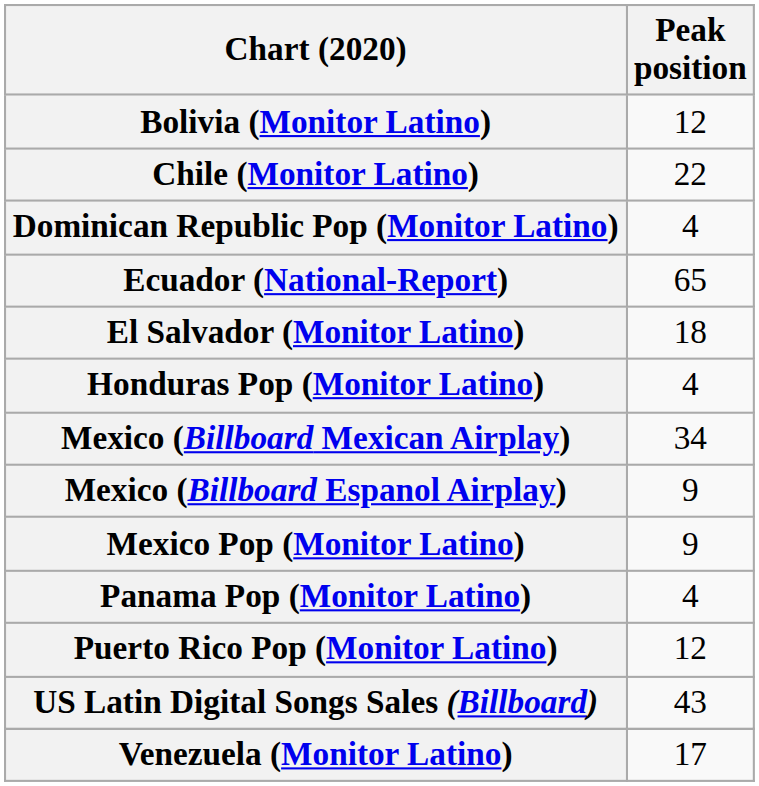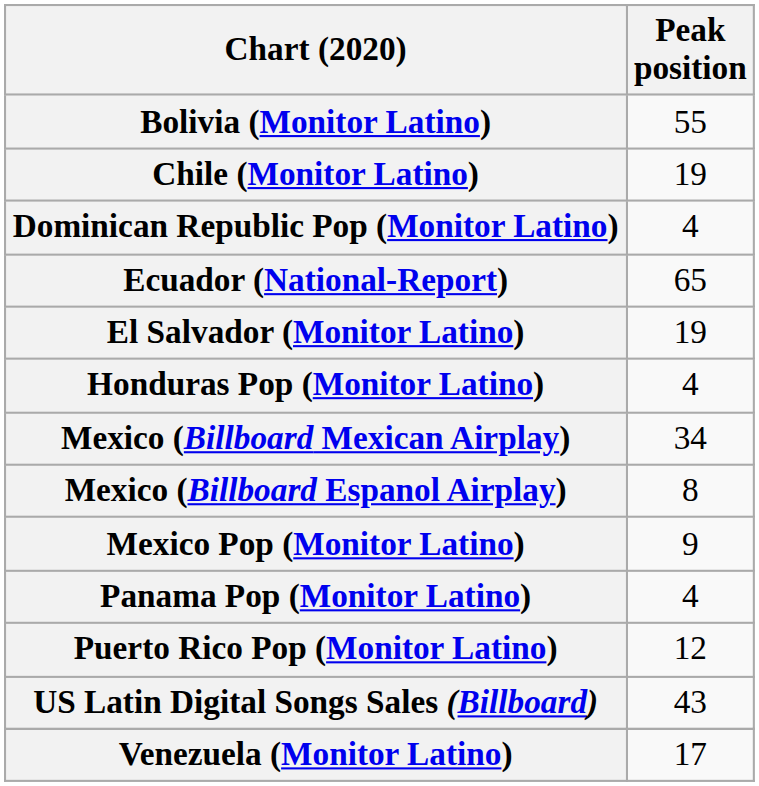(690, 121) 12 -> (690, 121) 55
(690, 173) 22 -> (690, 173) 19
(690, 332) 18 -> (690, 332) 19
(690, 490) 9 -> (690, 490) 8
